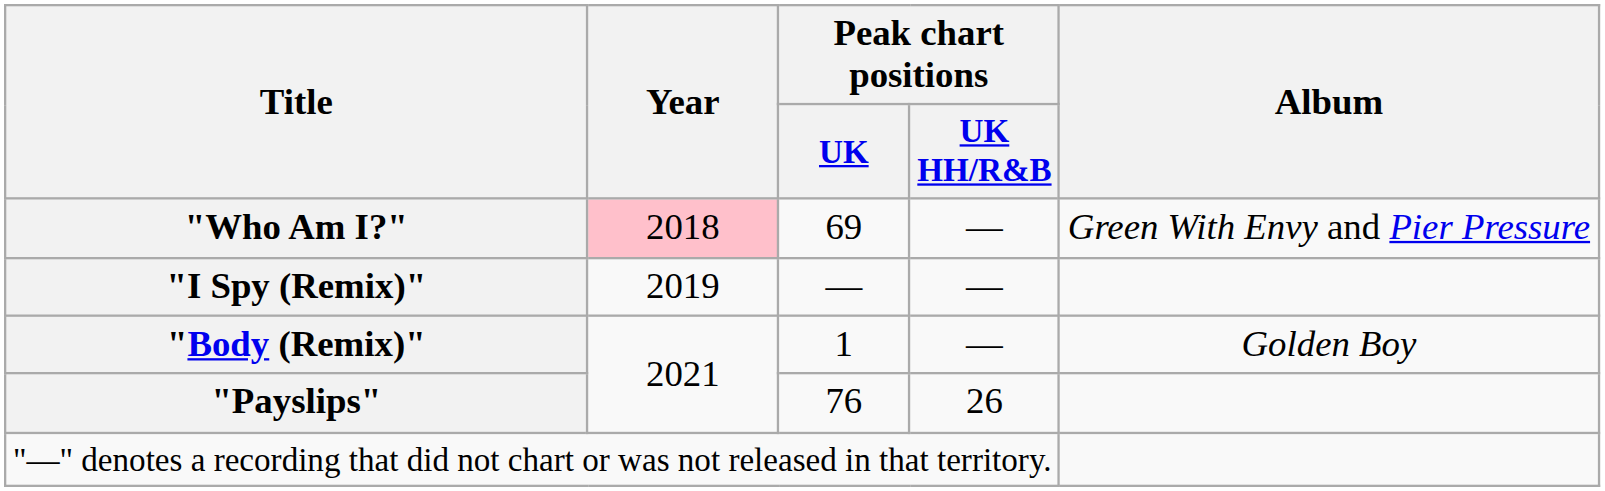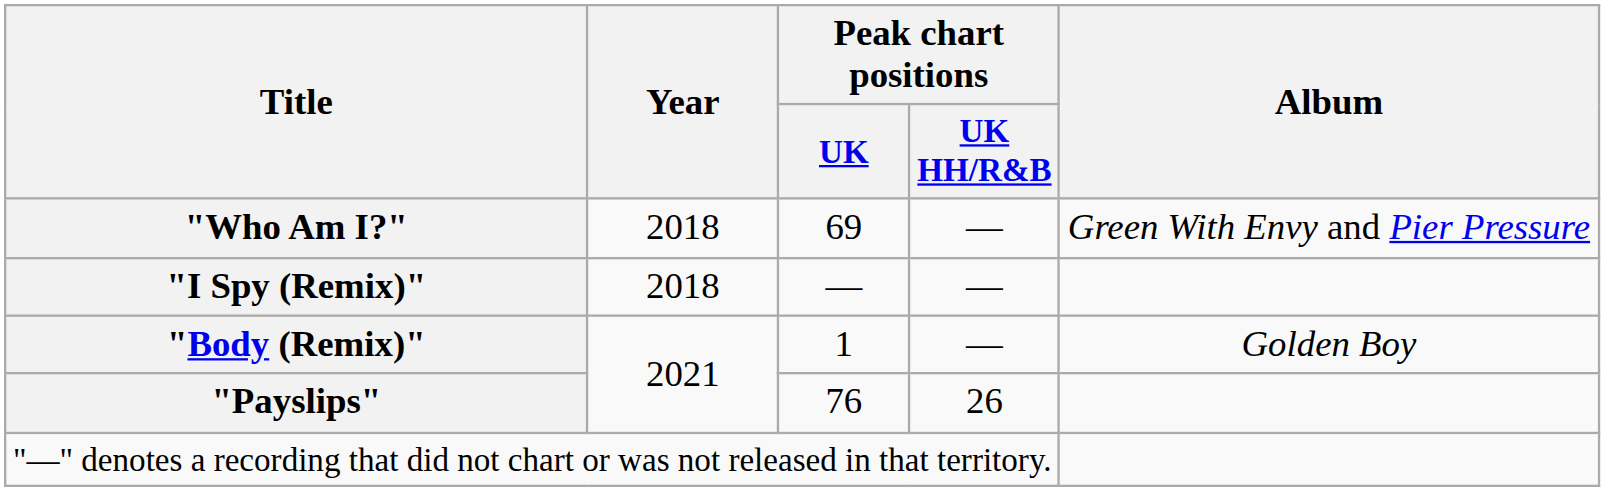(683, 227) pink background -> (683, 227) no background
(683, 285) 2019 -> (683, 285) 2018
